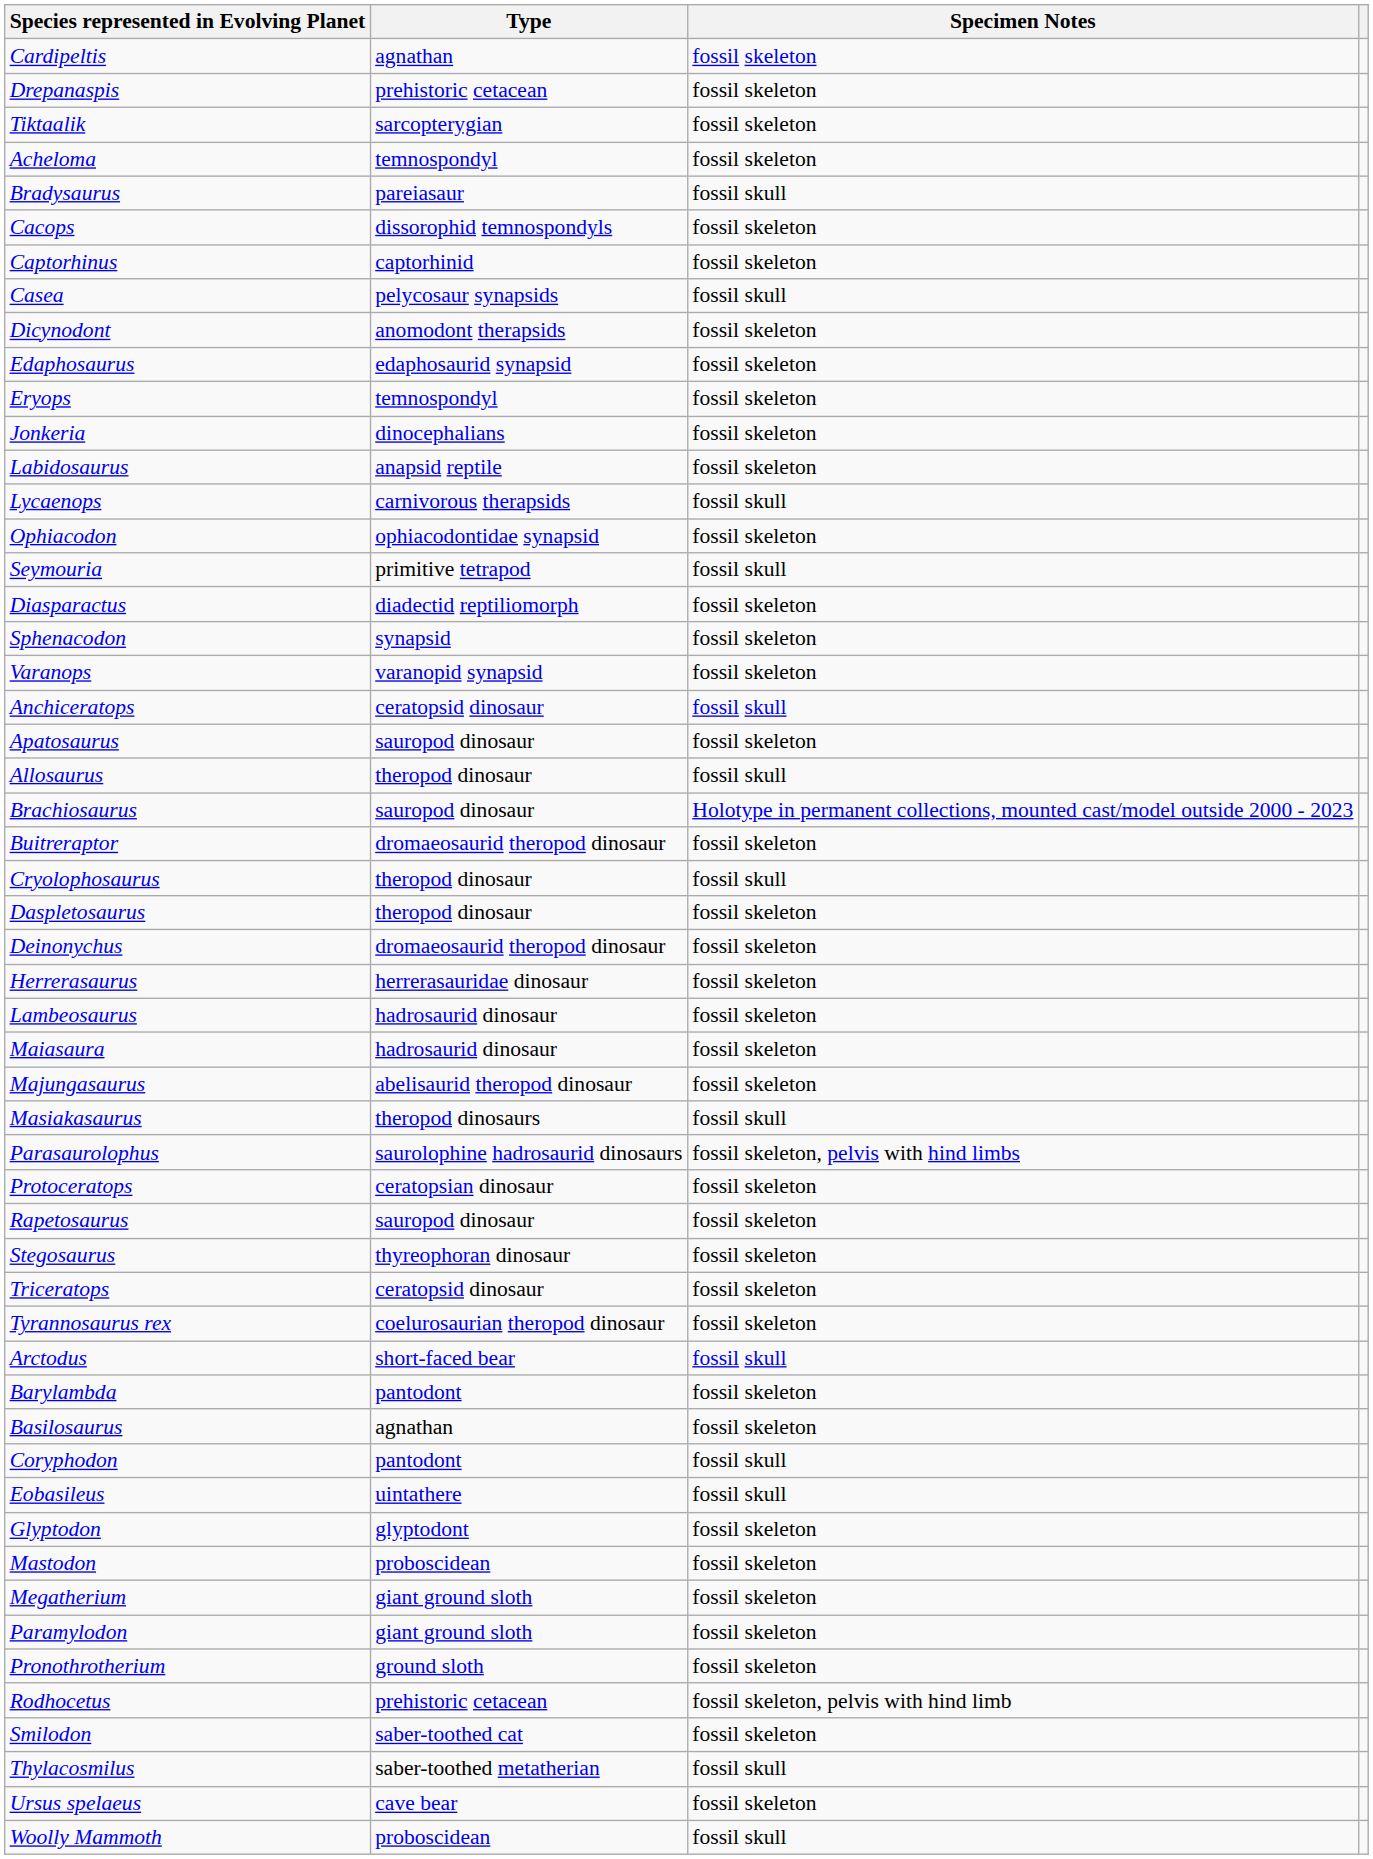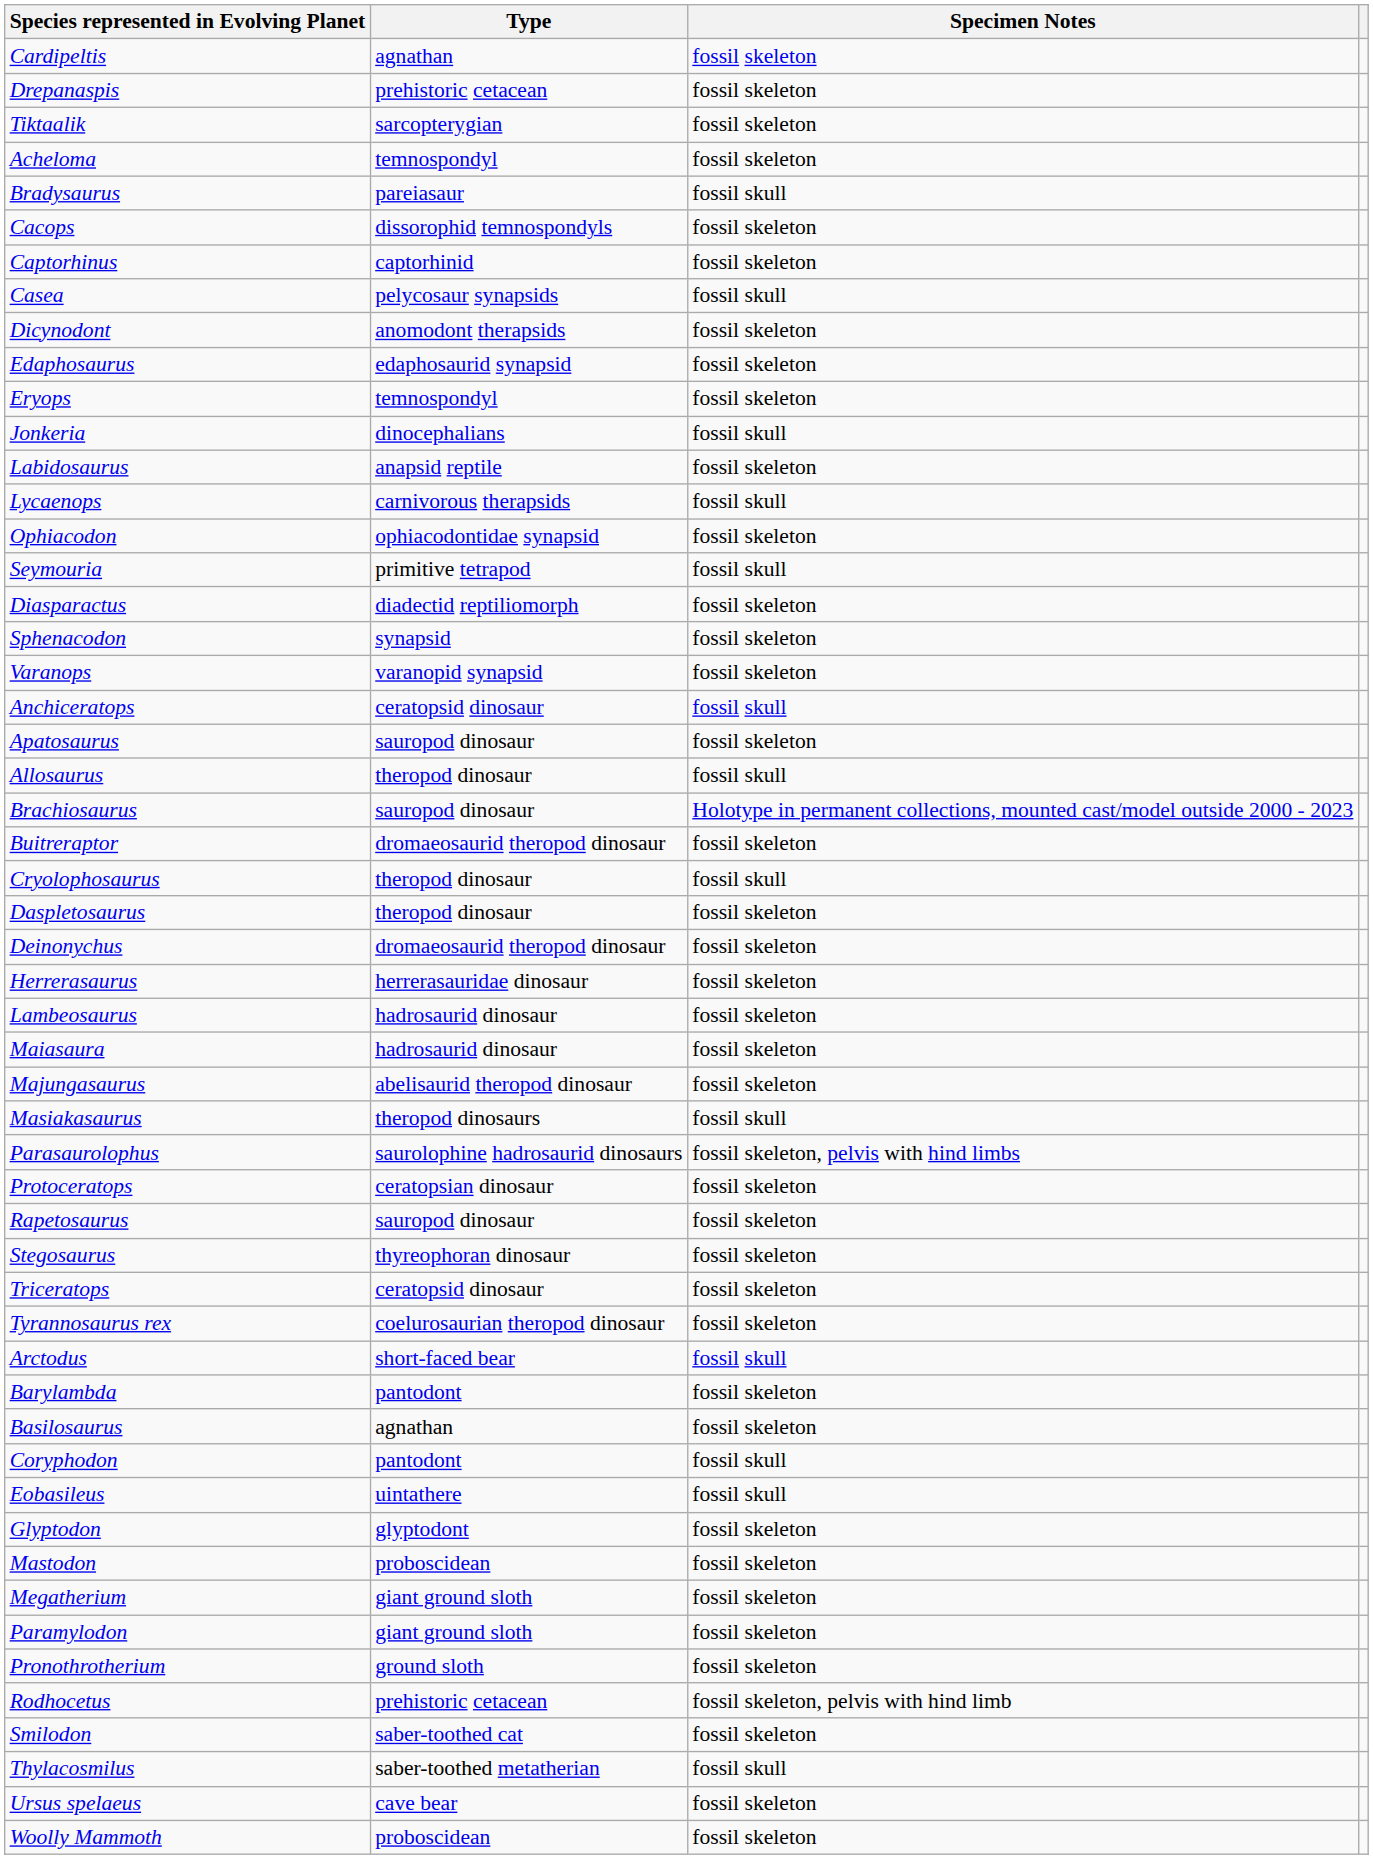(754, 432) fossil skeleton -> (739, 432) fossil skull
(739, 1837) fossil skull -> (754, 1837) fossil skeleton
